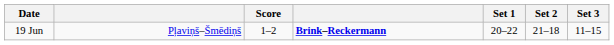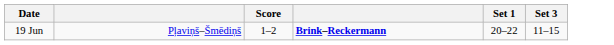- column: (546, 13)
